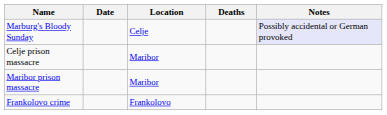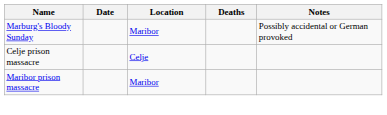(139, 32) Celje -> (144, 32) Maribor
(313, 32) lavender background -> (313, 32) no background
(144, 57) Maribor -> (139, 57) Celje
- row: (38, 102)
